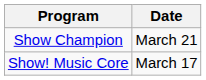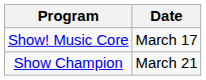rows swapped: (68, 39) <-> (68, 63)
